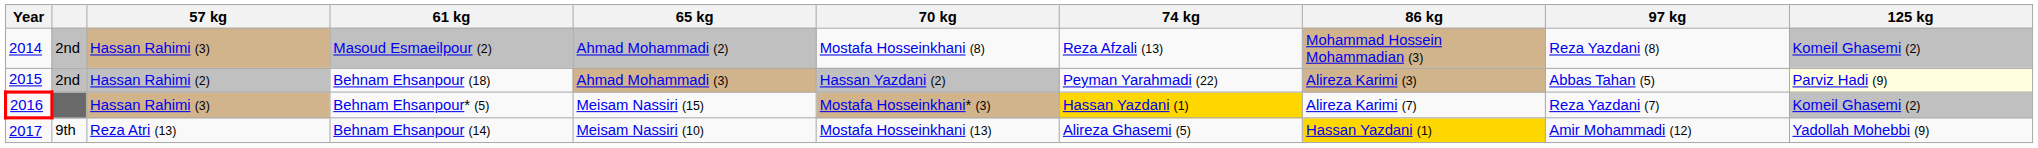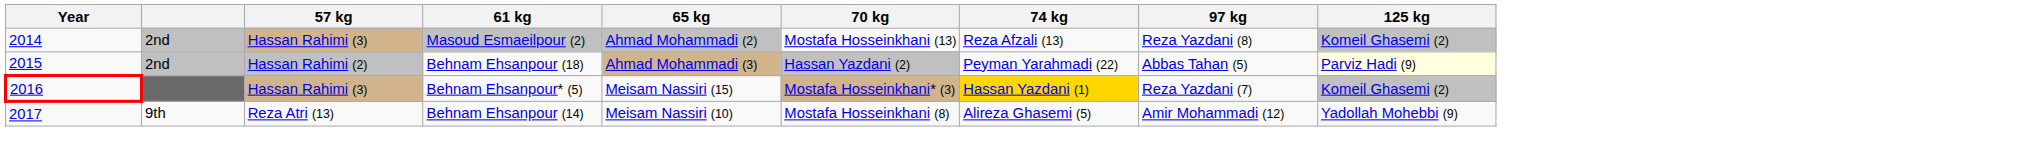- column: (1424, 17)
(902, 48) Mostafa Hosseinkhani (8) -> (870, 40) Mostafa Hosseinkhani (13)
(906, 130) Mostafa Hosseinkhani (13) -> (867, 114) Mostafa Hosseinkhani (8)
